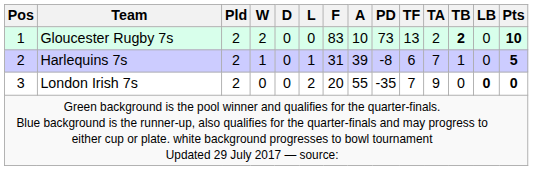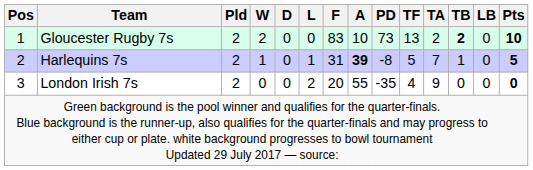(360, 60) normal -> (360, 60) bold
(412, 60) 6 -> (412, 60) 5
(412, 83) 7 -> (412, 83) 4
(487, 83) bold -> (487, 83) normal
